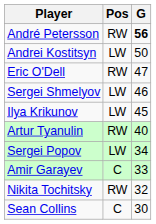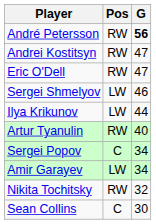(117, 53) LW -> (117, 53) RW
(141, 53) 50 -> (141, 53) 47
(141, 111) 45 -> (141, 111) 44
(117, 151) LW -> (117, 151) C
(117, 170) C -> (117, 170) LW
(141, 170) 33 -> (141, 170) 34
